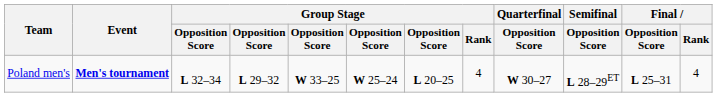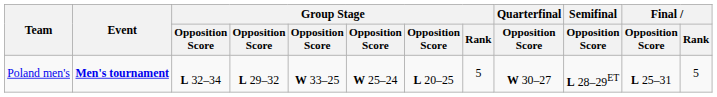(478, 74) 4 -> (478, 74) 5
(696, 74) 4 -> (696, 74) 5
